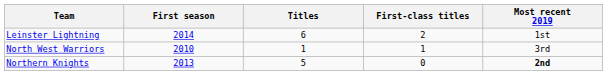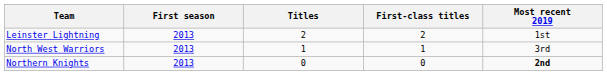(184, 35) 2014 -> (184, 35) 2013
(303, 35) 6 -> (303, 35) 2
(184, 49) 2010 -> (184, 49) 2013
(303, 63) 5 -> (303, 63) 0
